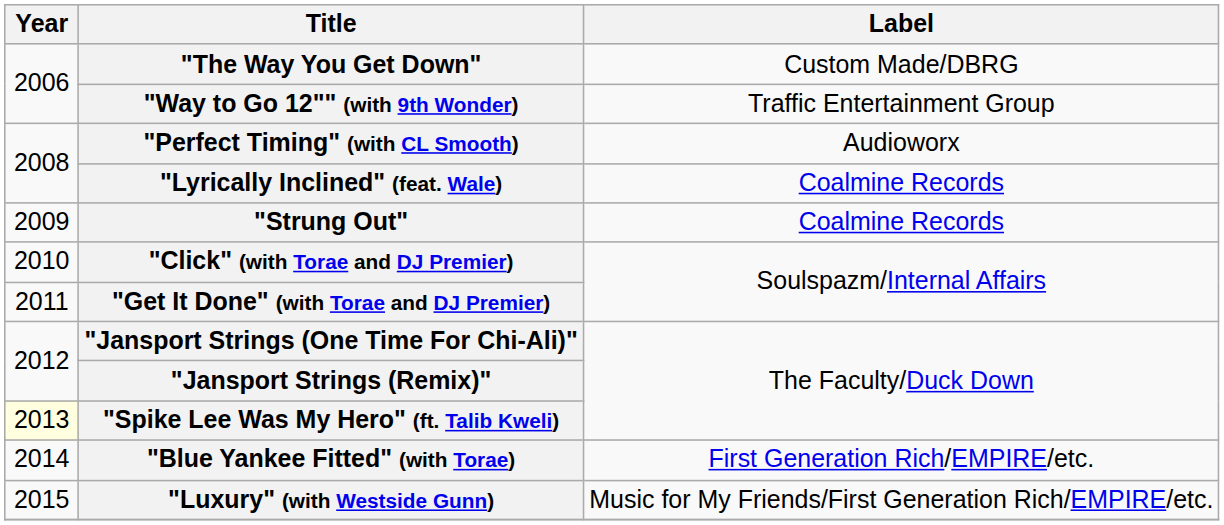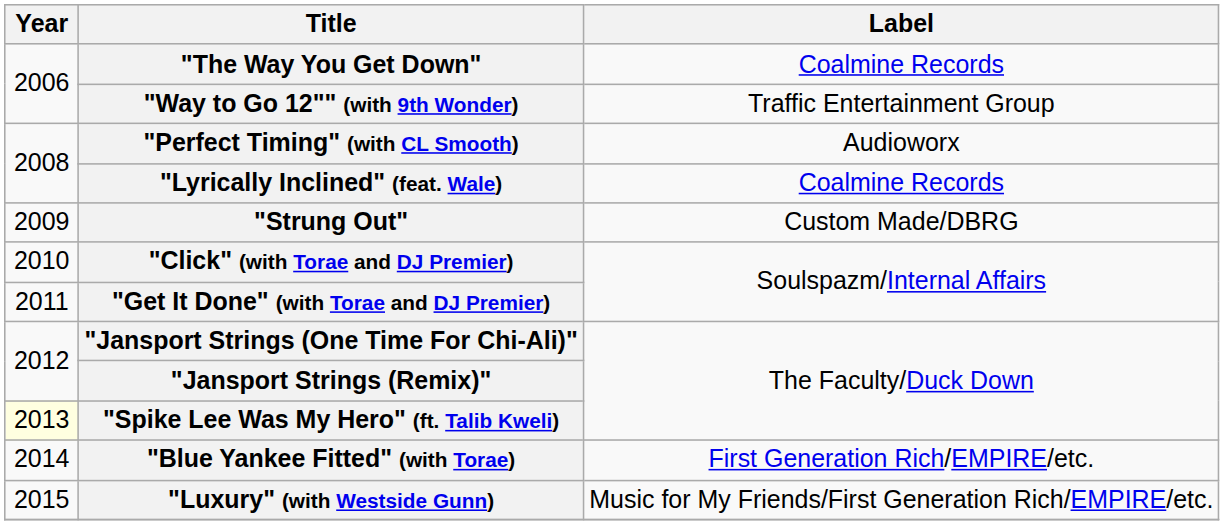(901, 63) Custom Made/DBRG -> (901, 63) Coalmine Records
(901, 222) Coalmine Records -> (901, 222) Custom Made/DBRG
